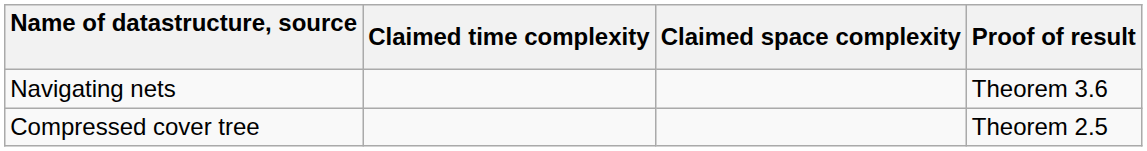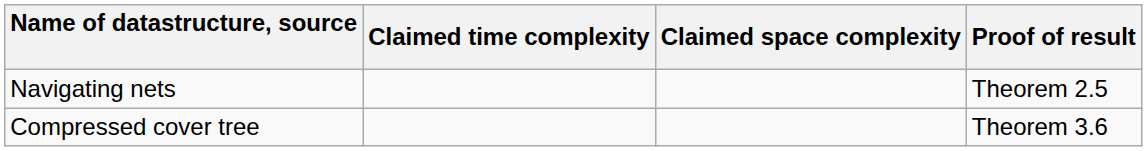(1040, 88) Theorem 3.6 -> (1040, 88) Theorem 2.5
(1040, 126) Theorem 2.5 -> (1040, 126) Theorem 3.6
